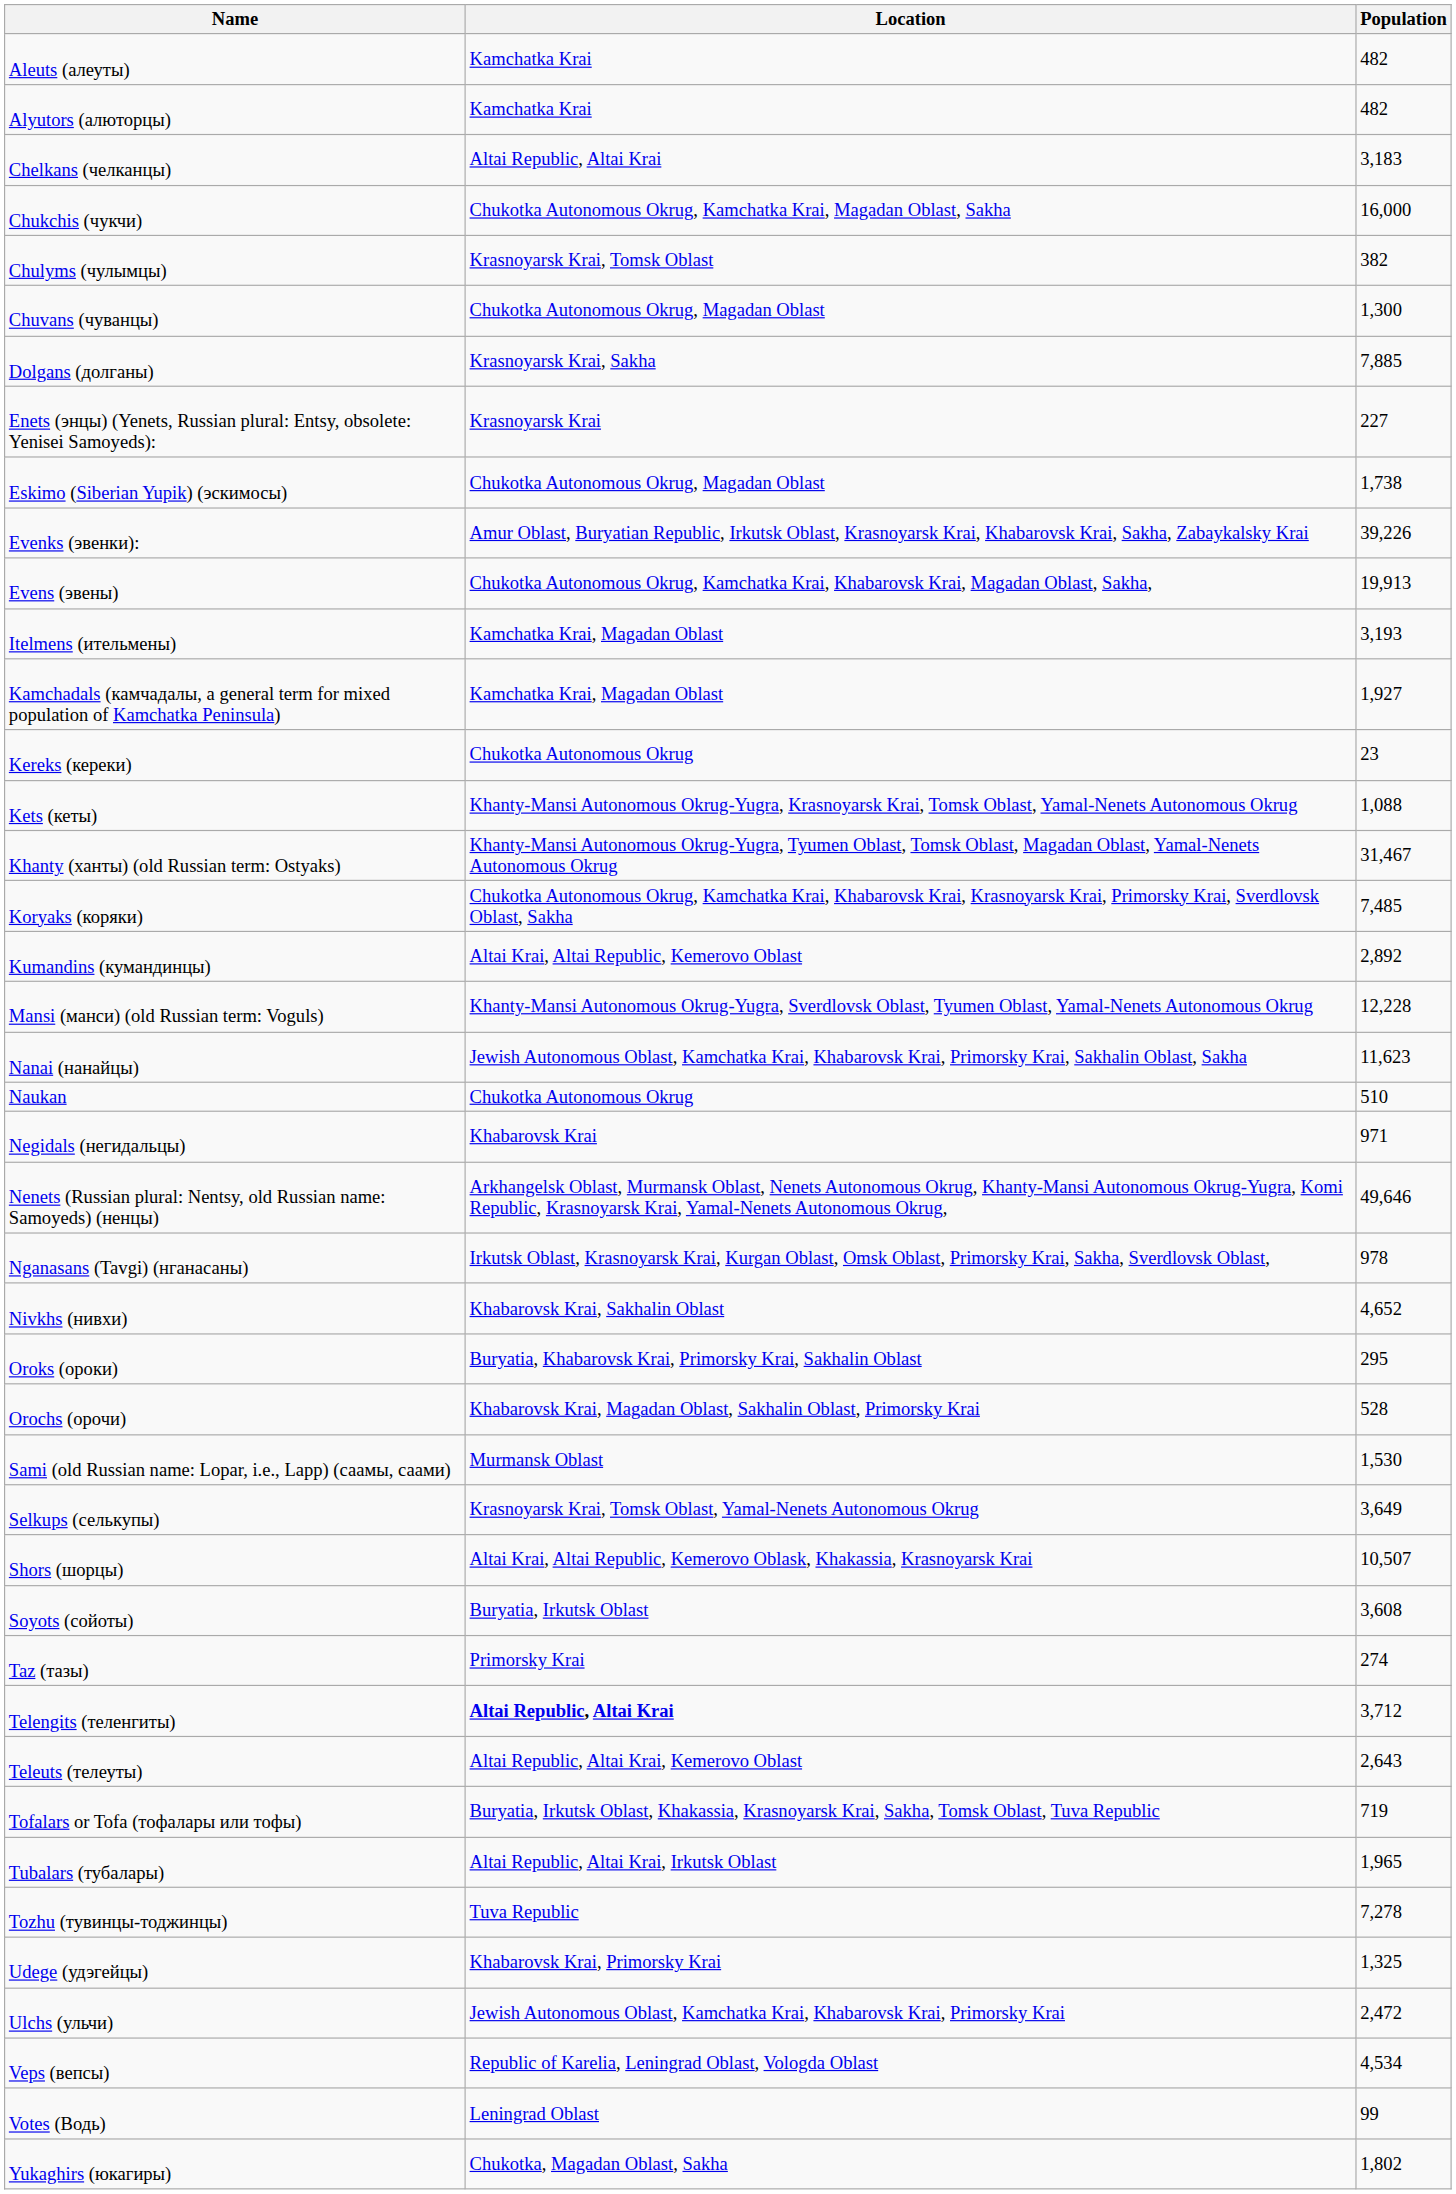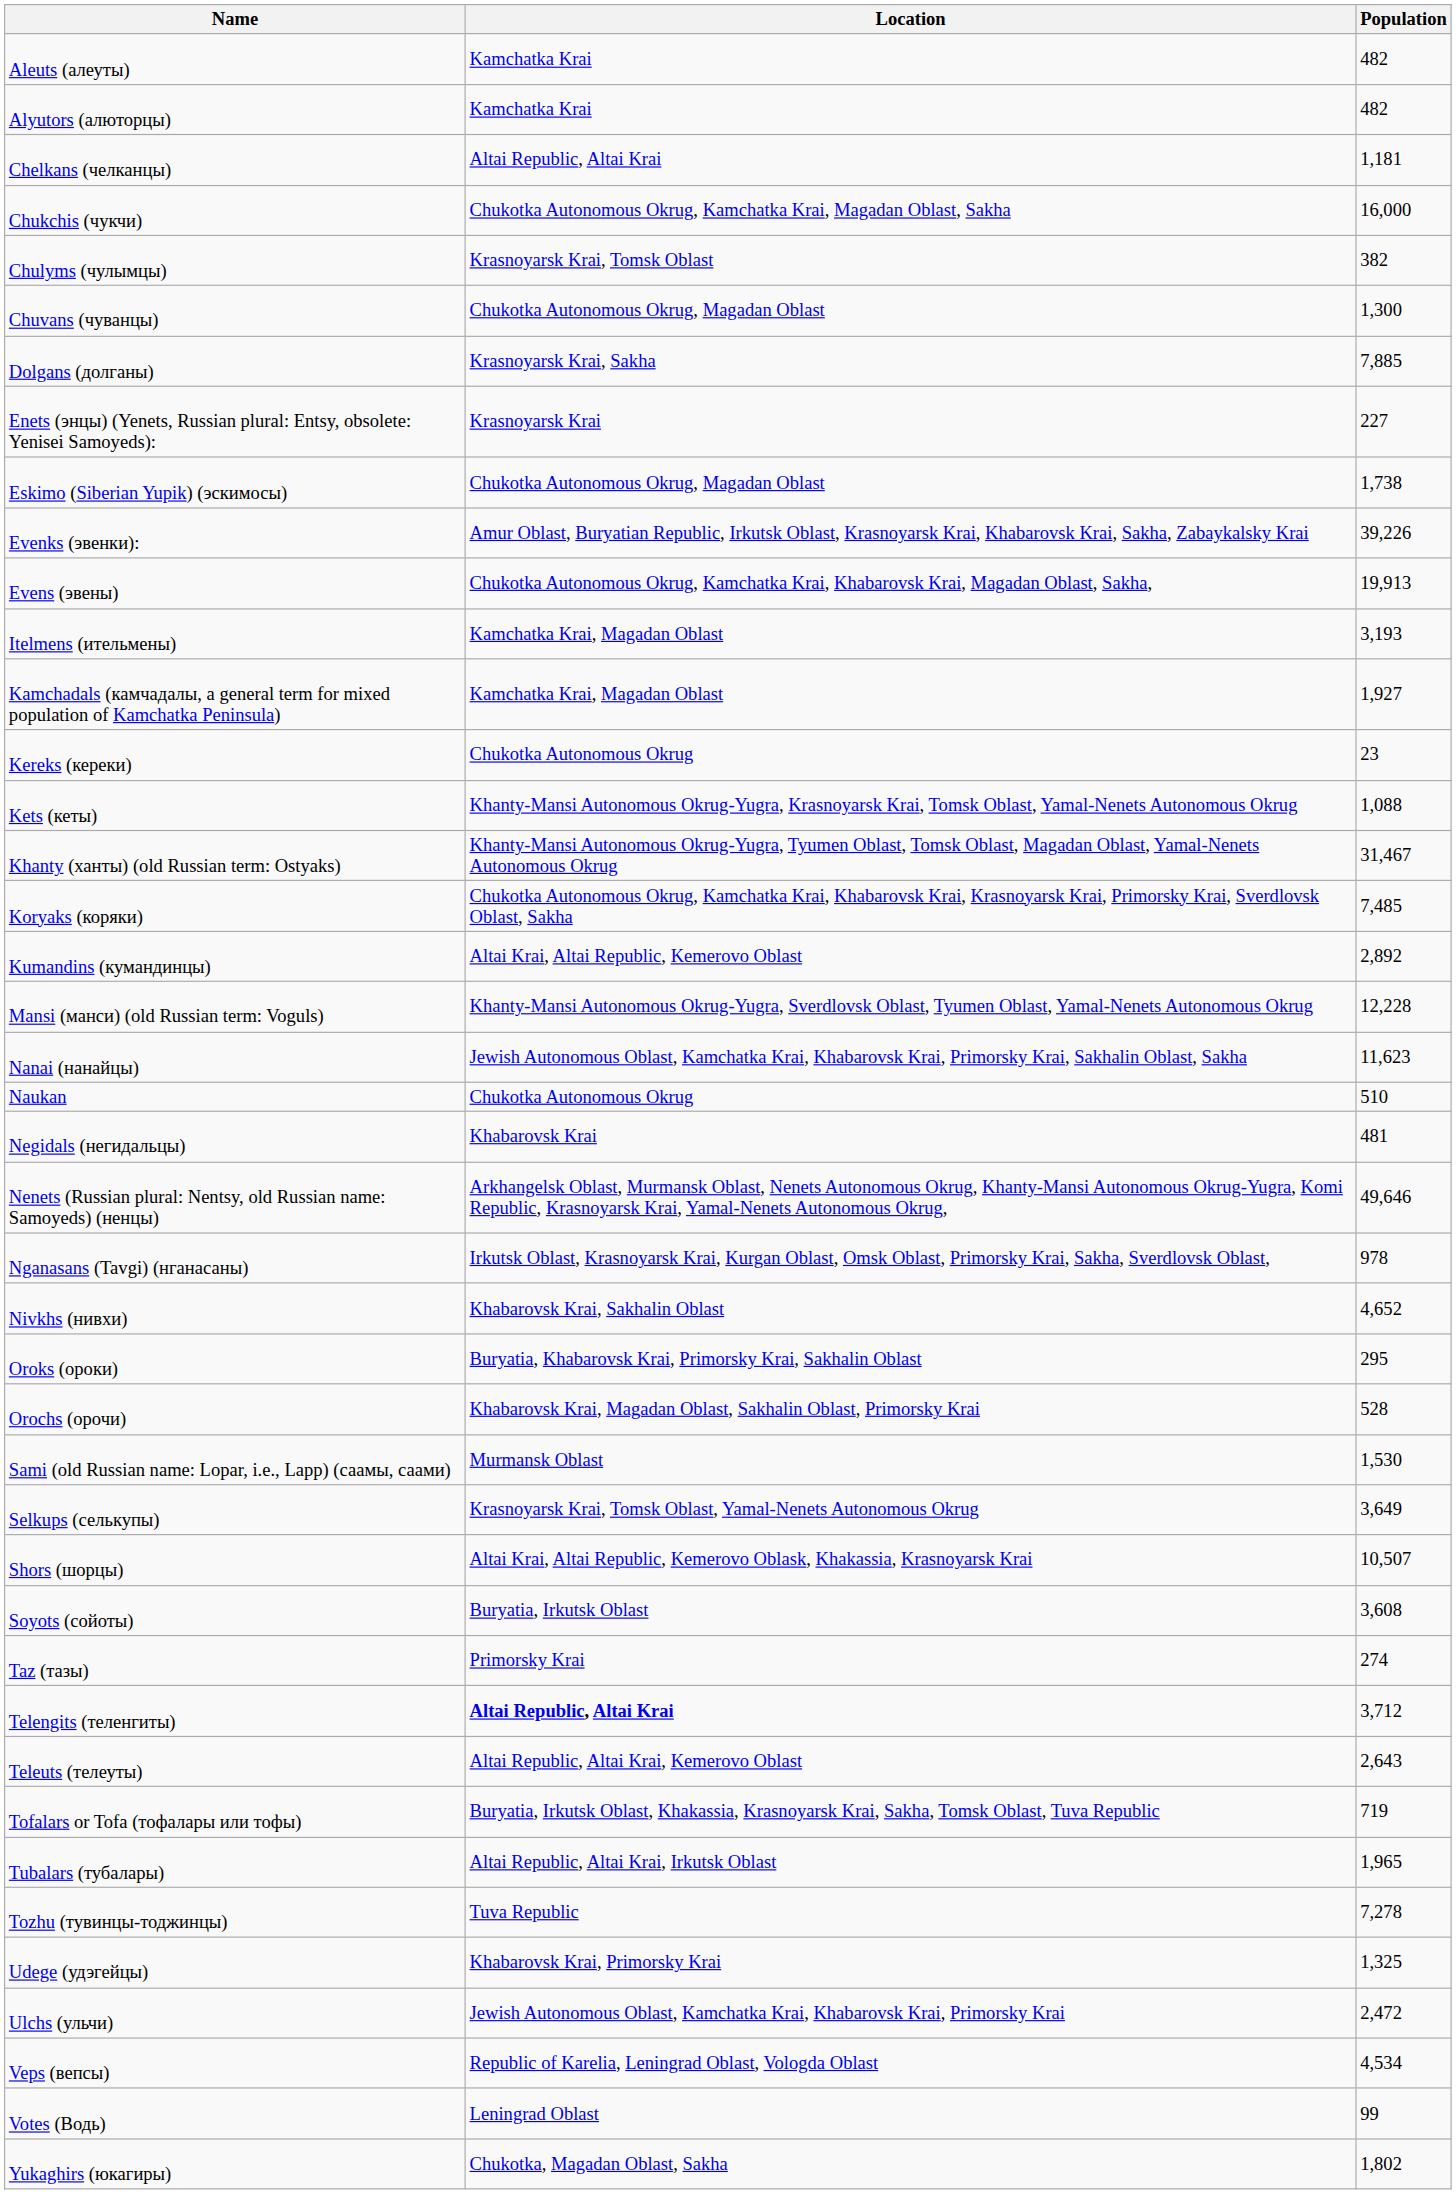(1381, 159) 3,183 -> (1381, 159) 1,181
(1374, 1136) 971 -> (1374, 1136) 481
